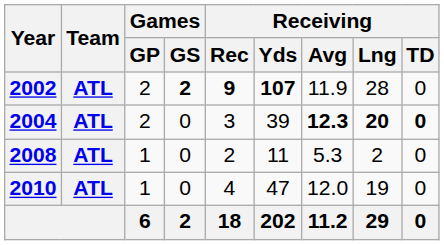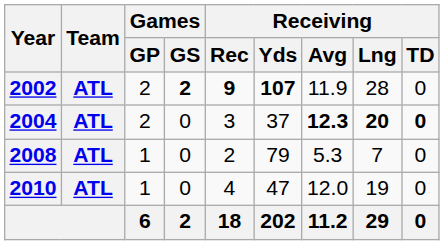(278, 121) 39 -> (278, 121) 37
(278, 155) 11 -> (278, 155) 79
(377, 155) 2 -> (377, 155) 7
